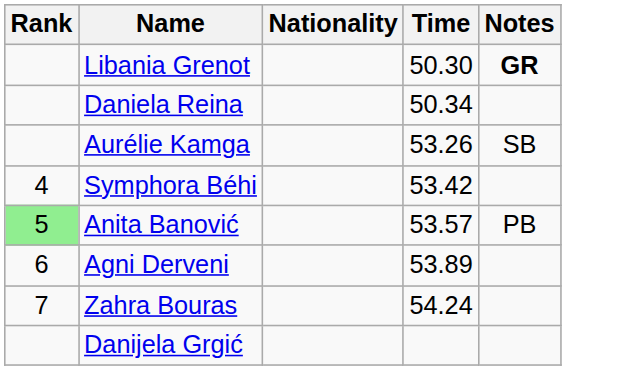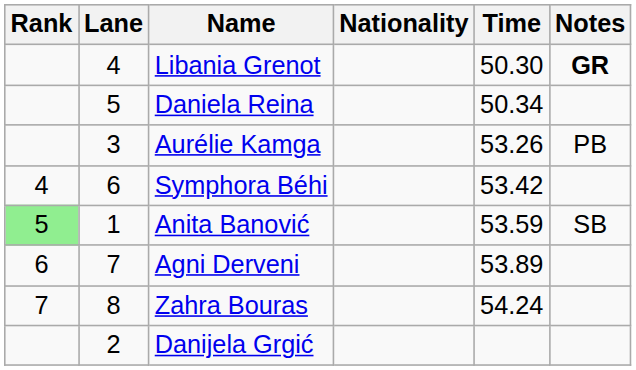+ column: (114, 24)
(519, 144) SB -> (590, 144) PB
(441, 225) 53.57 -> (512, 225) 53.59
(519, 225) PB -> (590, 225) SB
